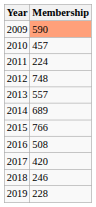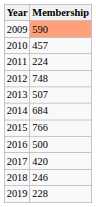(40, 95) 557 -> (40, 95) 507
(40, 111) 689 -> (40, 111) 684
(40, 144) 508 -> (40, 144) 500
